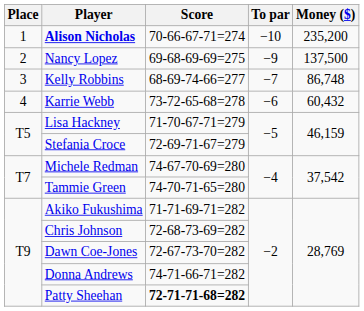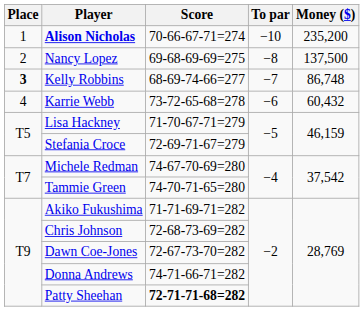(271, 58) −9 -> (271, 58) −8
(23, 79) normal -> (23, 79) bold
